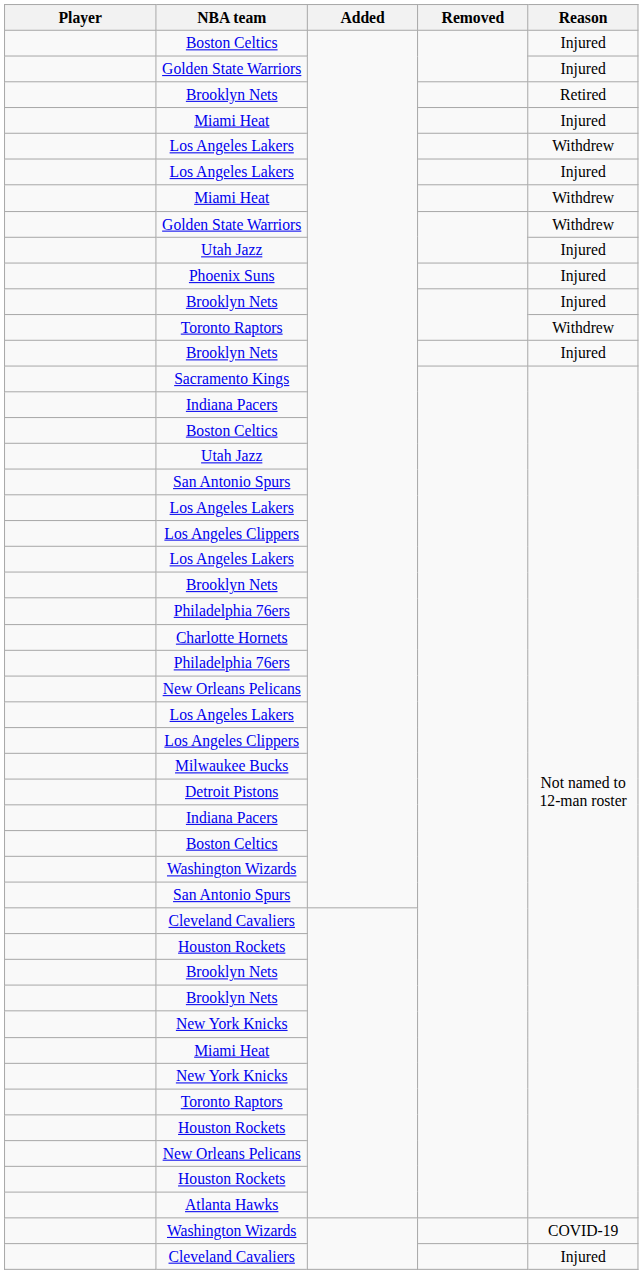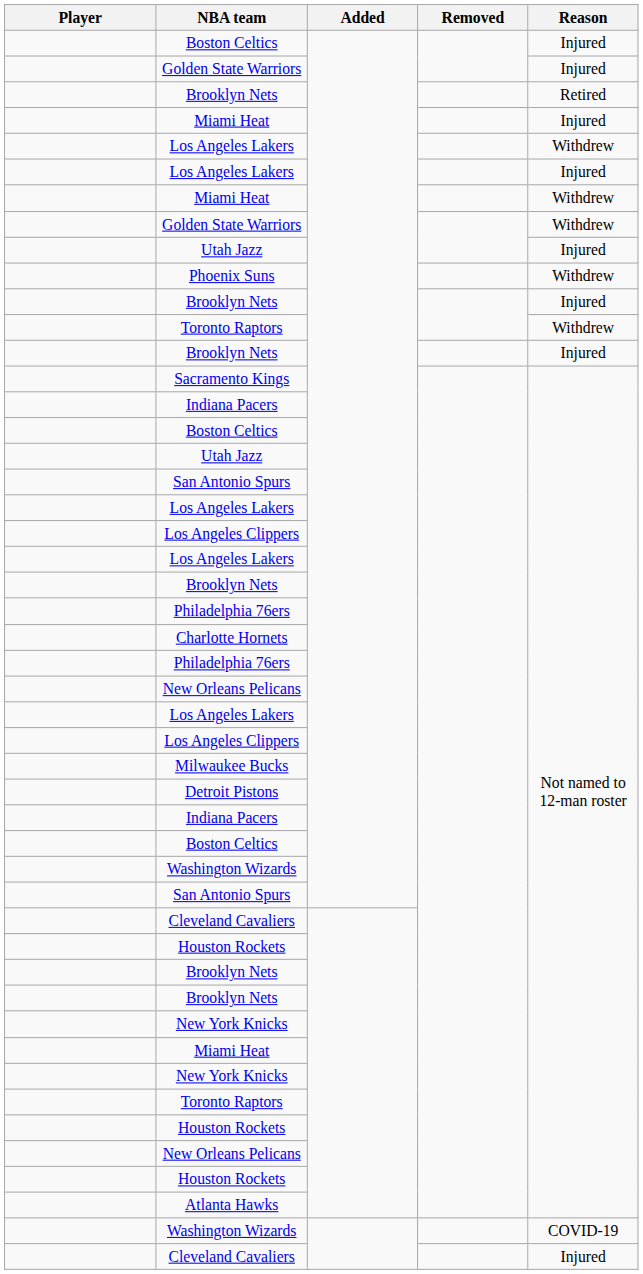(583, 275) Injured -> (583, 275) Withdrew
